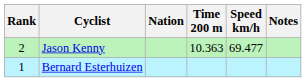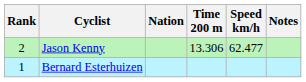(206, 47) 10.363 -> (206, 47) 13.306
(246, 47) 69.477 -> (246, 47) 62.477
